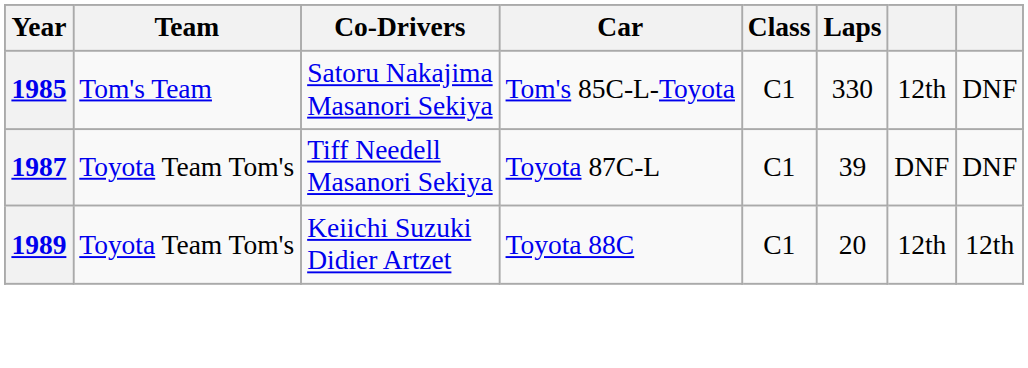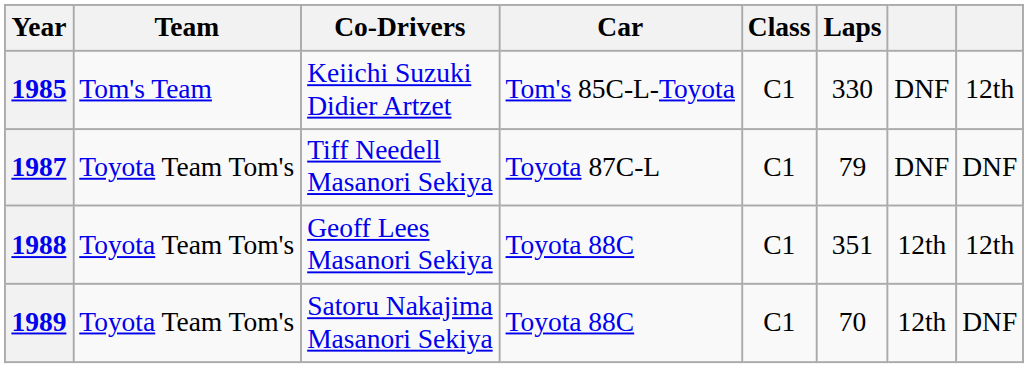(400, 89) Satoru Nakajima Masanori Sekiya -> (389, 89) Keiichi Suzuki Didier Artzet
(922, 89) 12th -> (922, 89) DNF
(990, 89) DNF -> (990, 89) 12th
(852, 167) 39 -> (852, 167) 79
+ row: (39, 244)
(389, 244) Keiichi Suzuki Didier Artzet -> (400, 322) Satoru Nakajima Masanori Sekiya
(852, 244) 20 -> (852, 322) 70
(990, 244) 12th -> (990, 322) DNF
